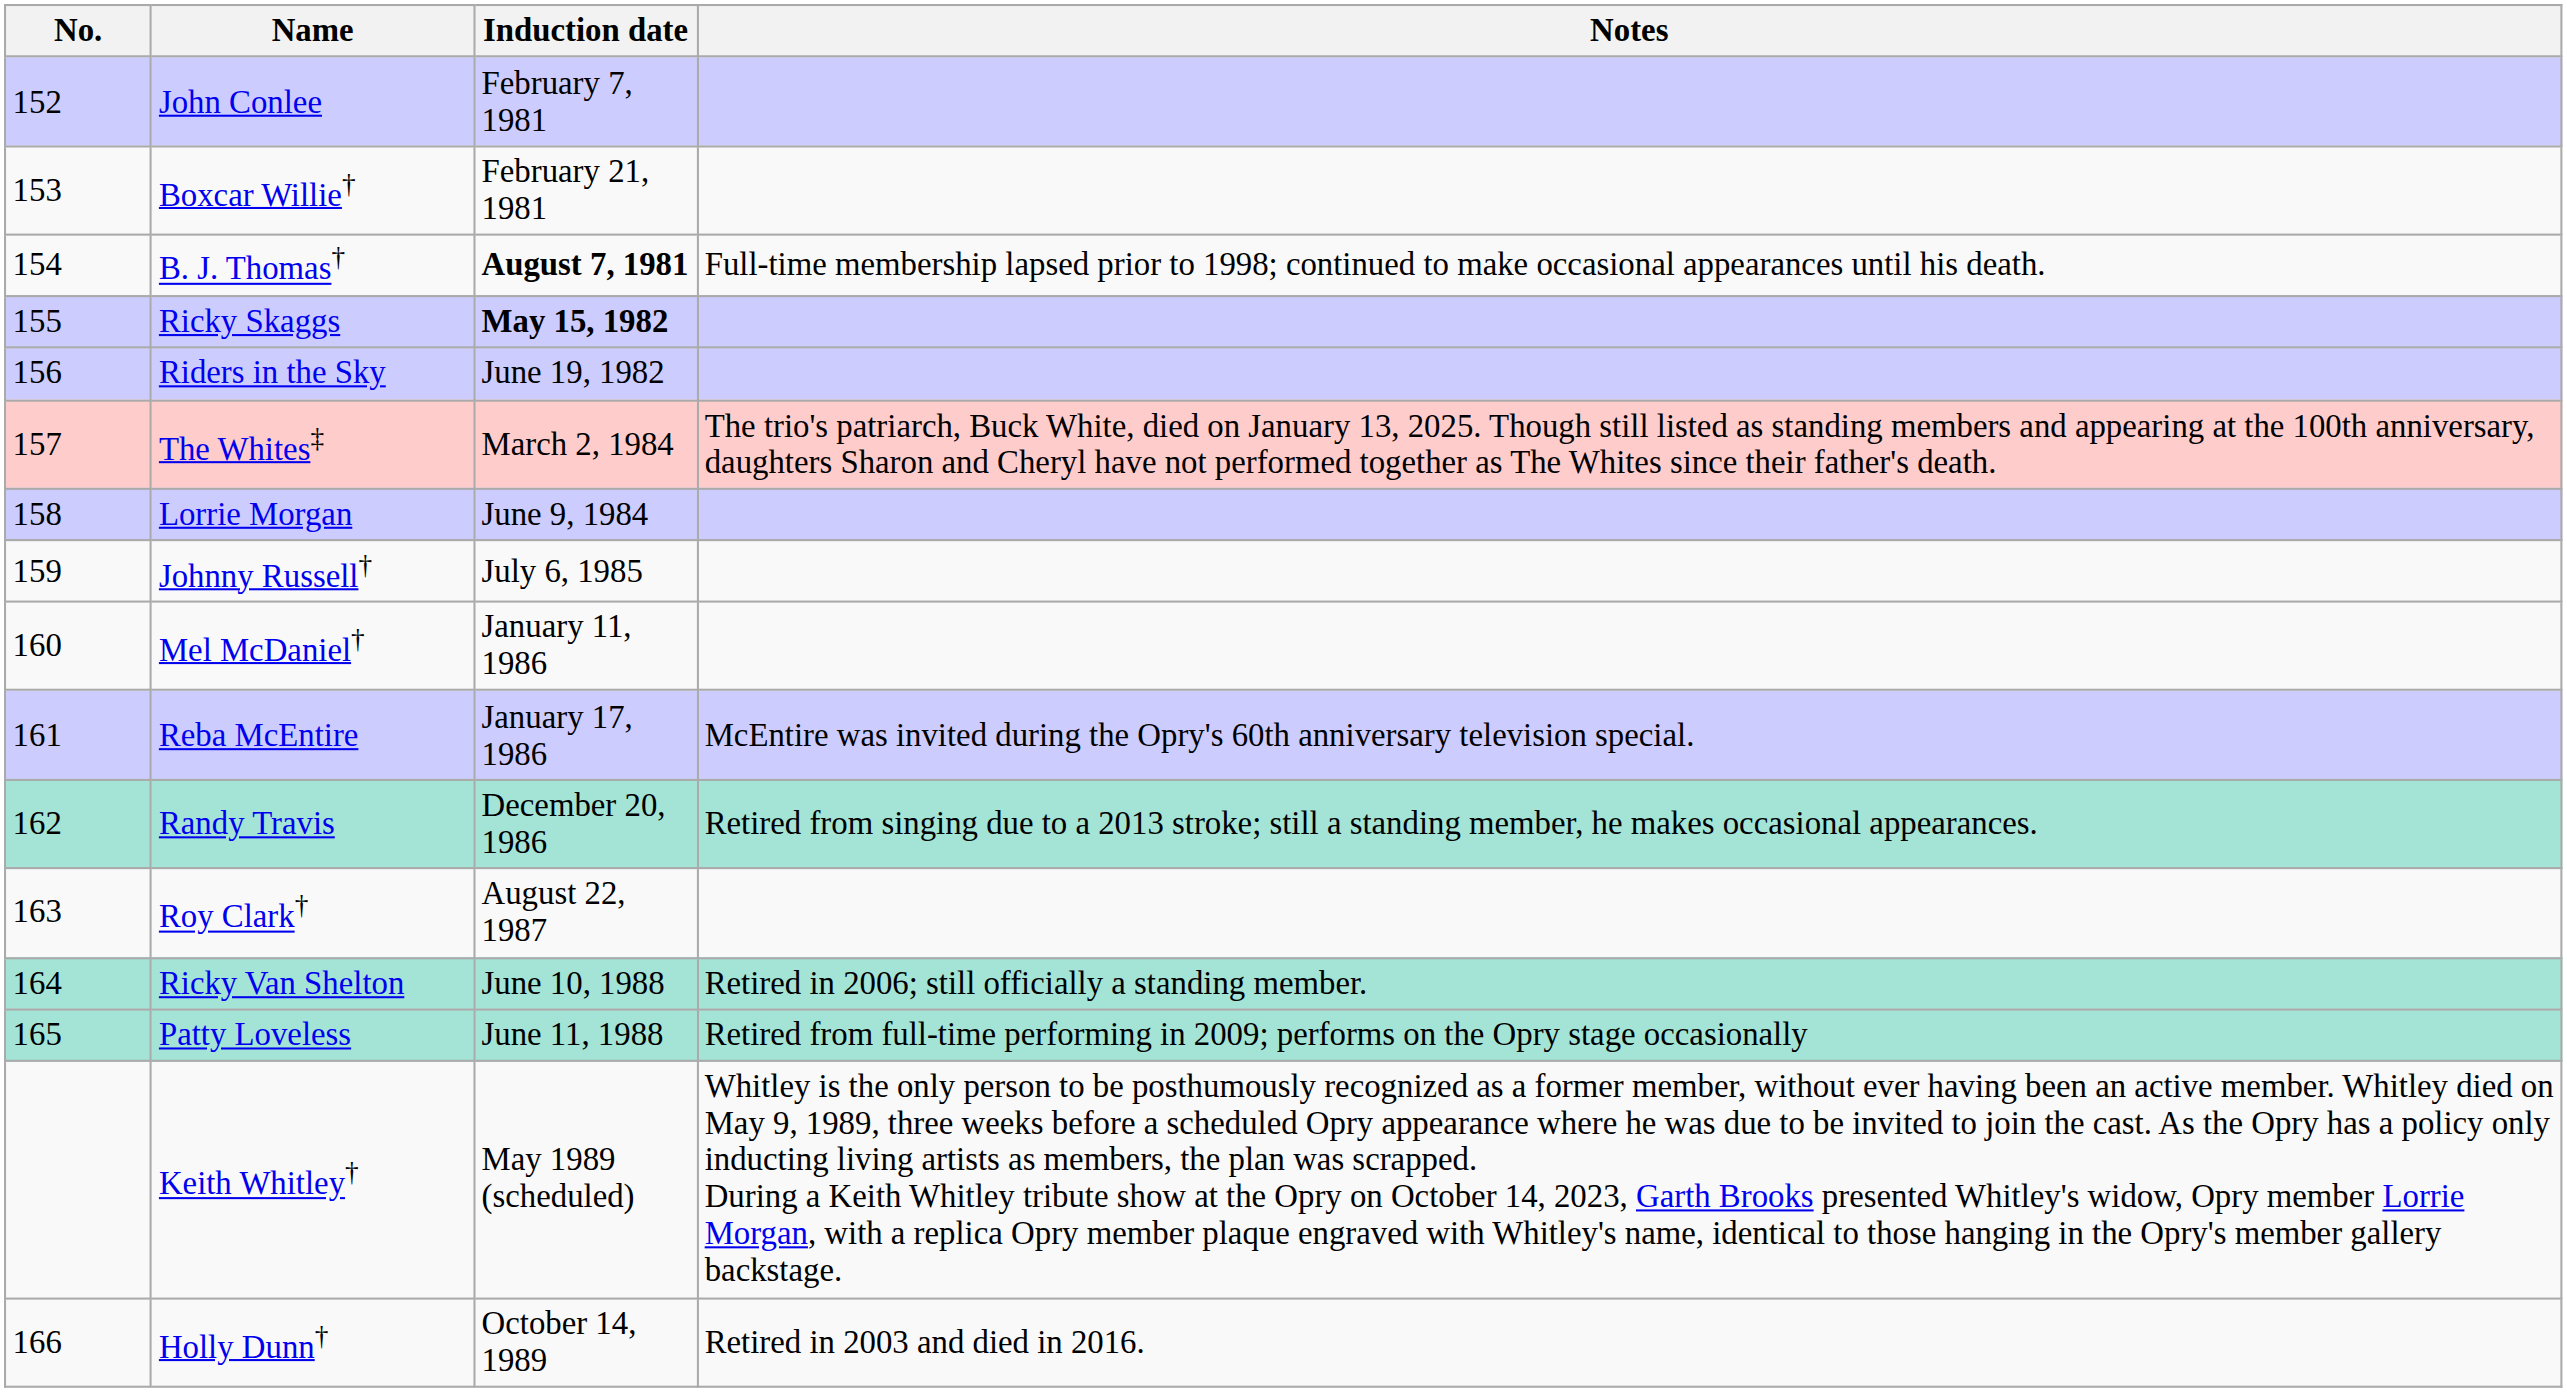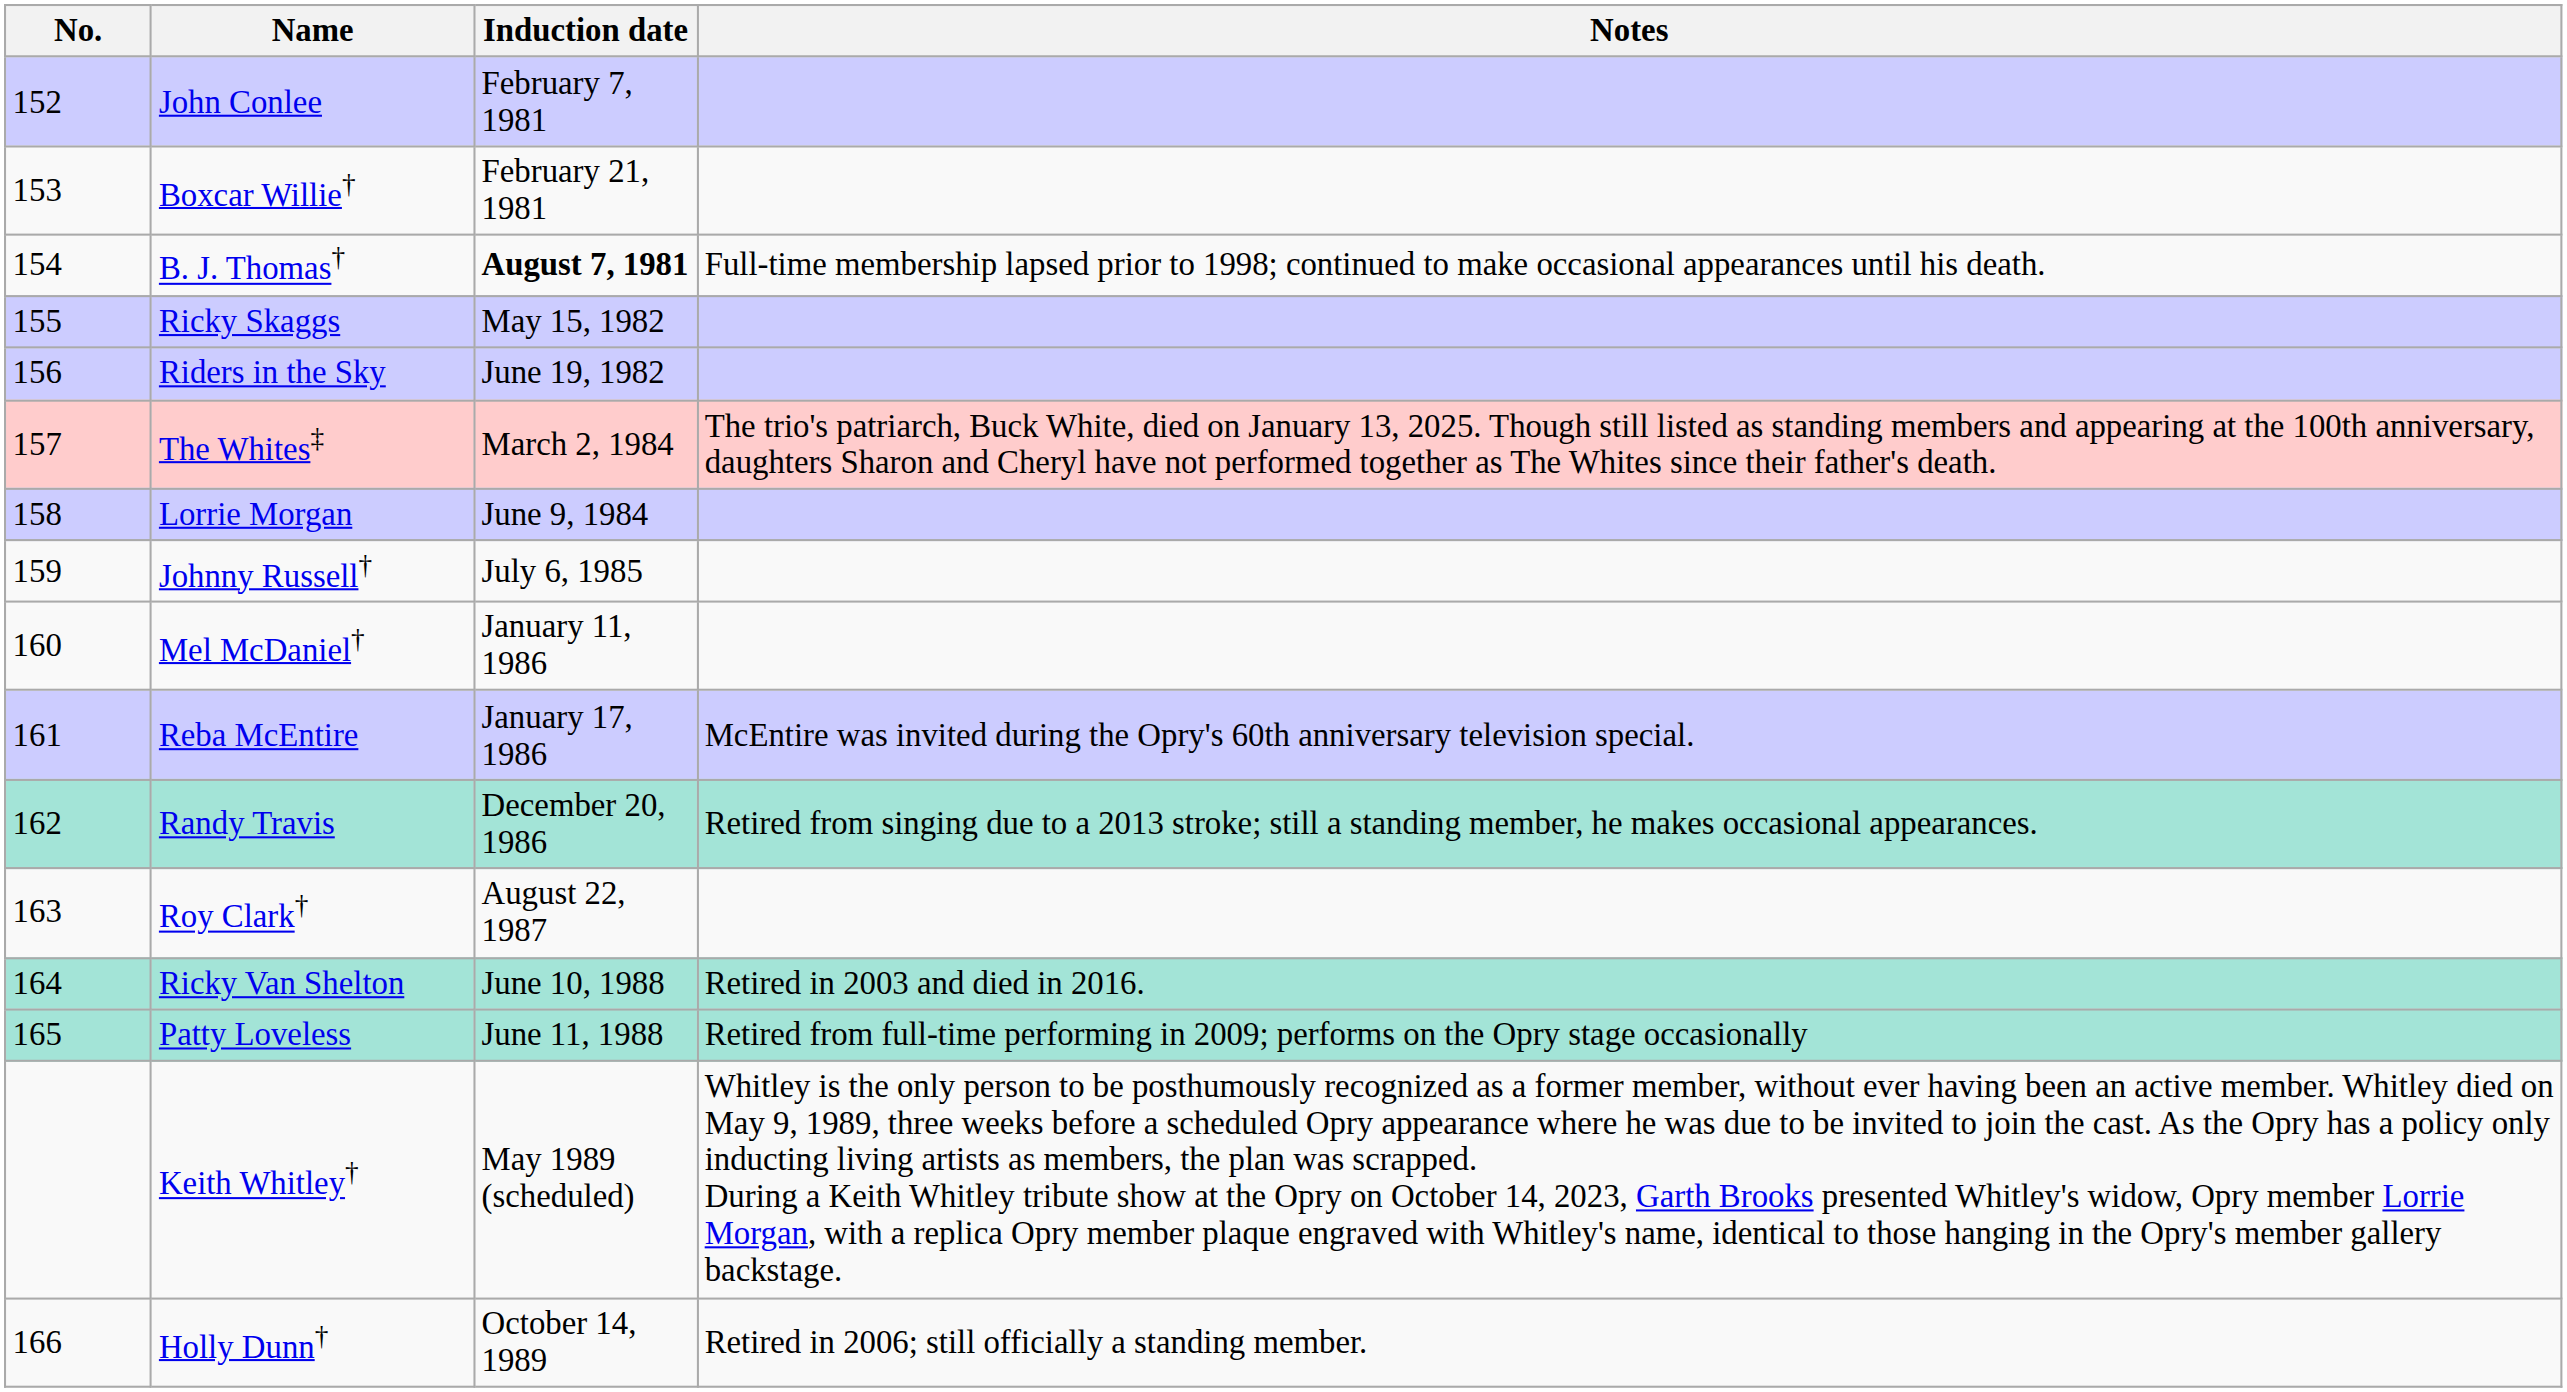(575, 321) bold -> (573, 321) normal
(1036, 982) Retired in 2006; still officially a standing member. -> (925, 982) Retired in 2003 and died in 2016.
(925, 1341) Retired in 2003 and died in 2016. -> (1036, 1341) Retired in 2006; still officially a standing member.
